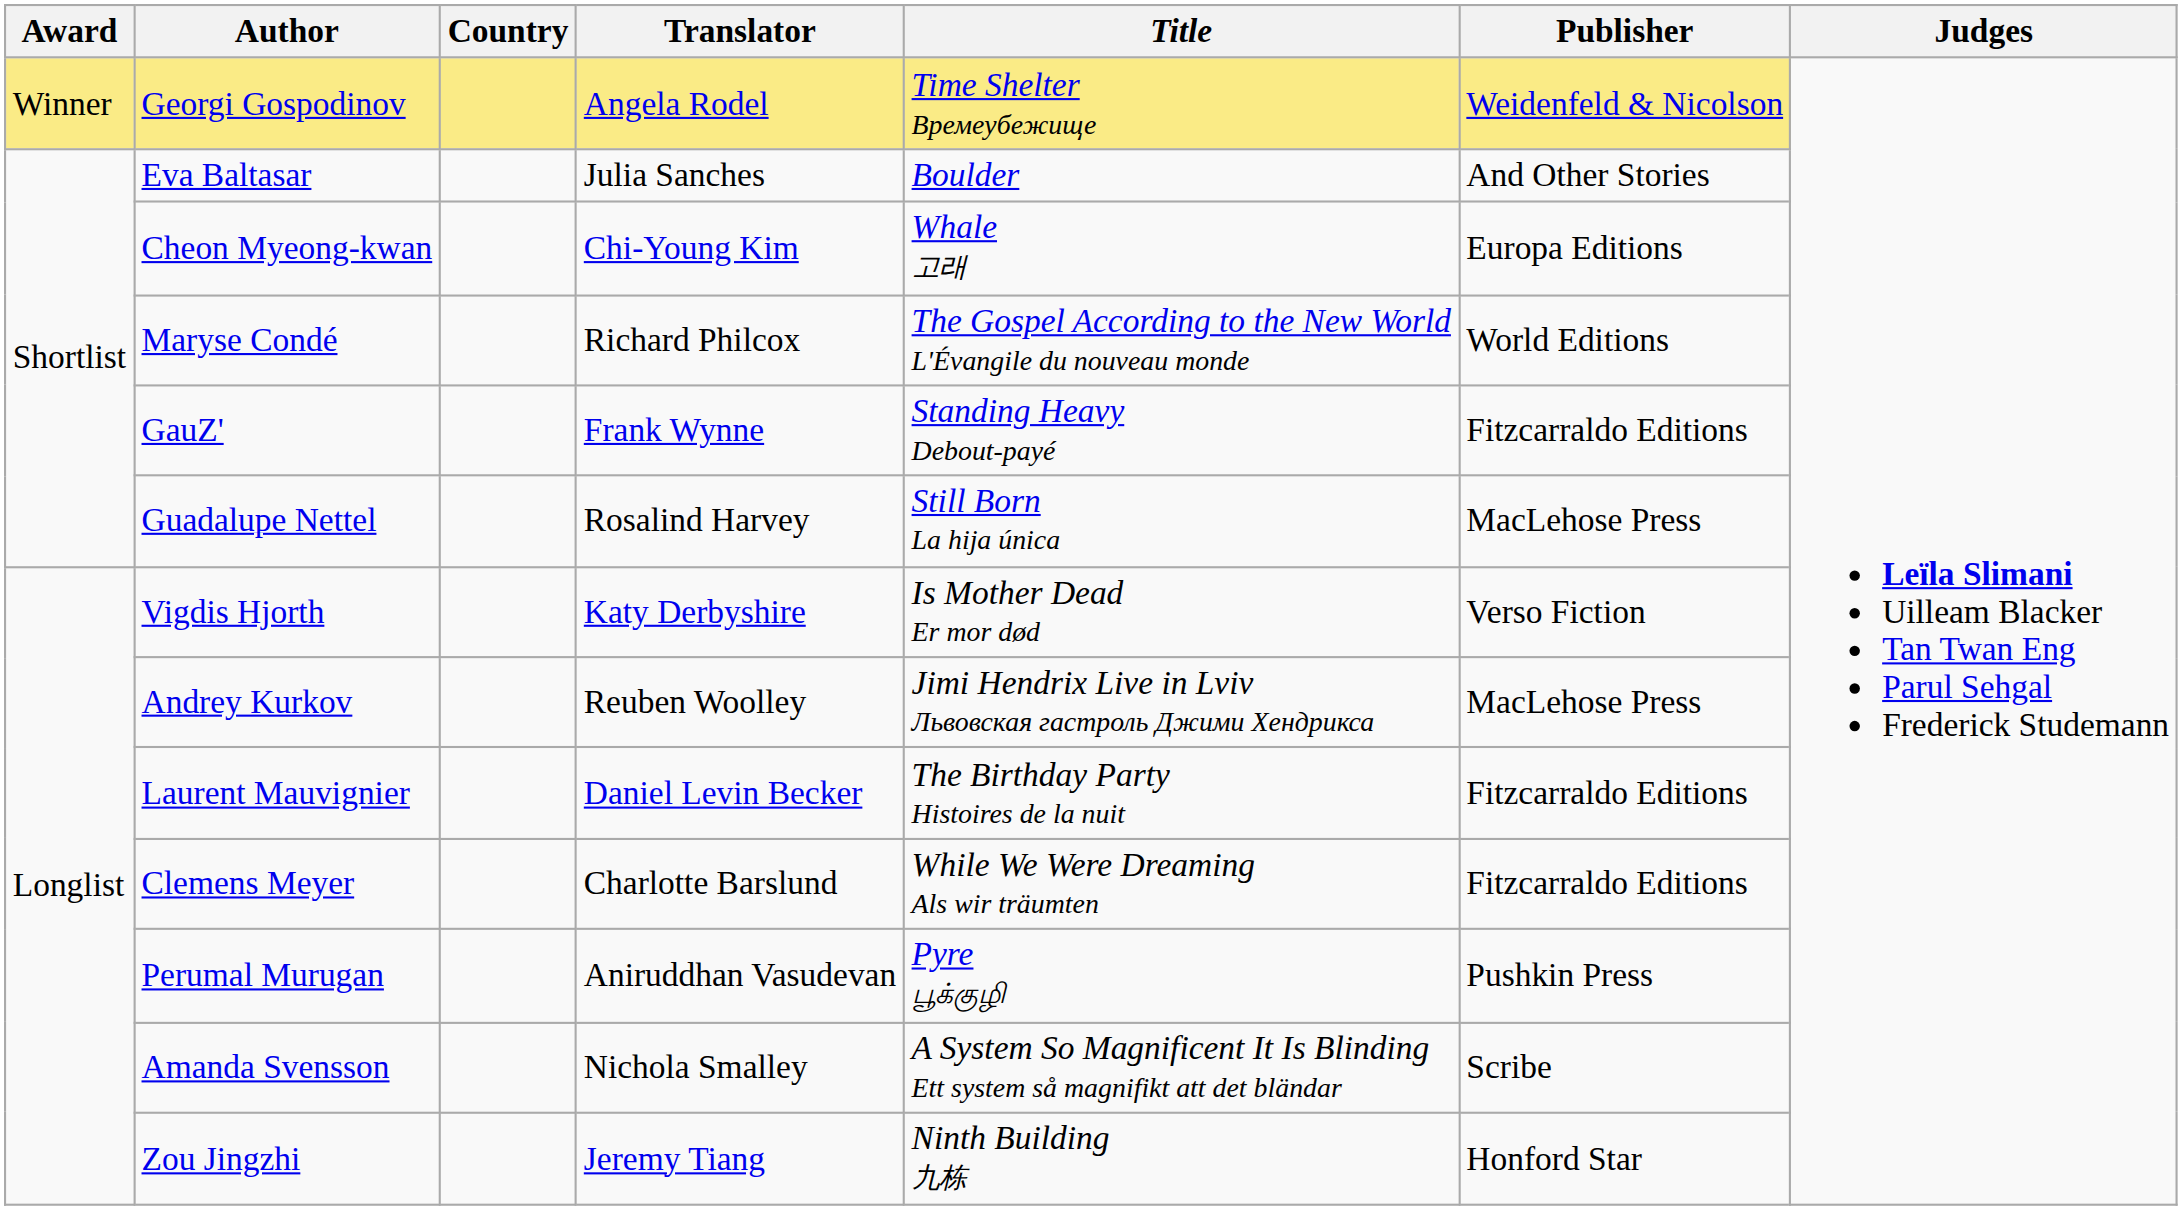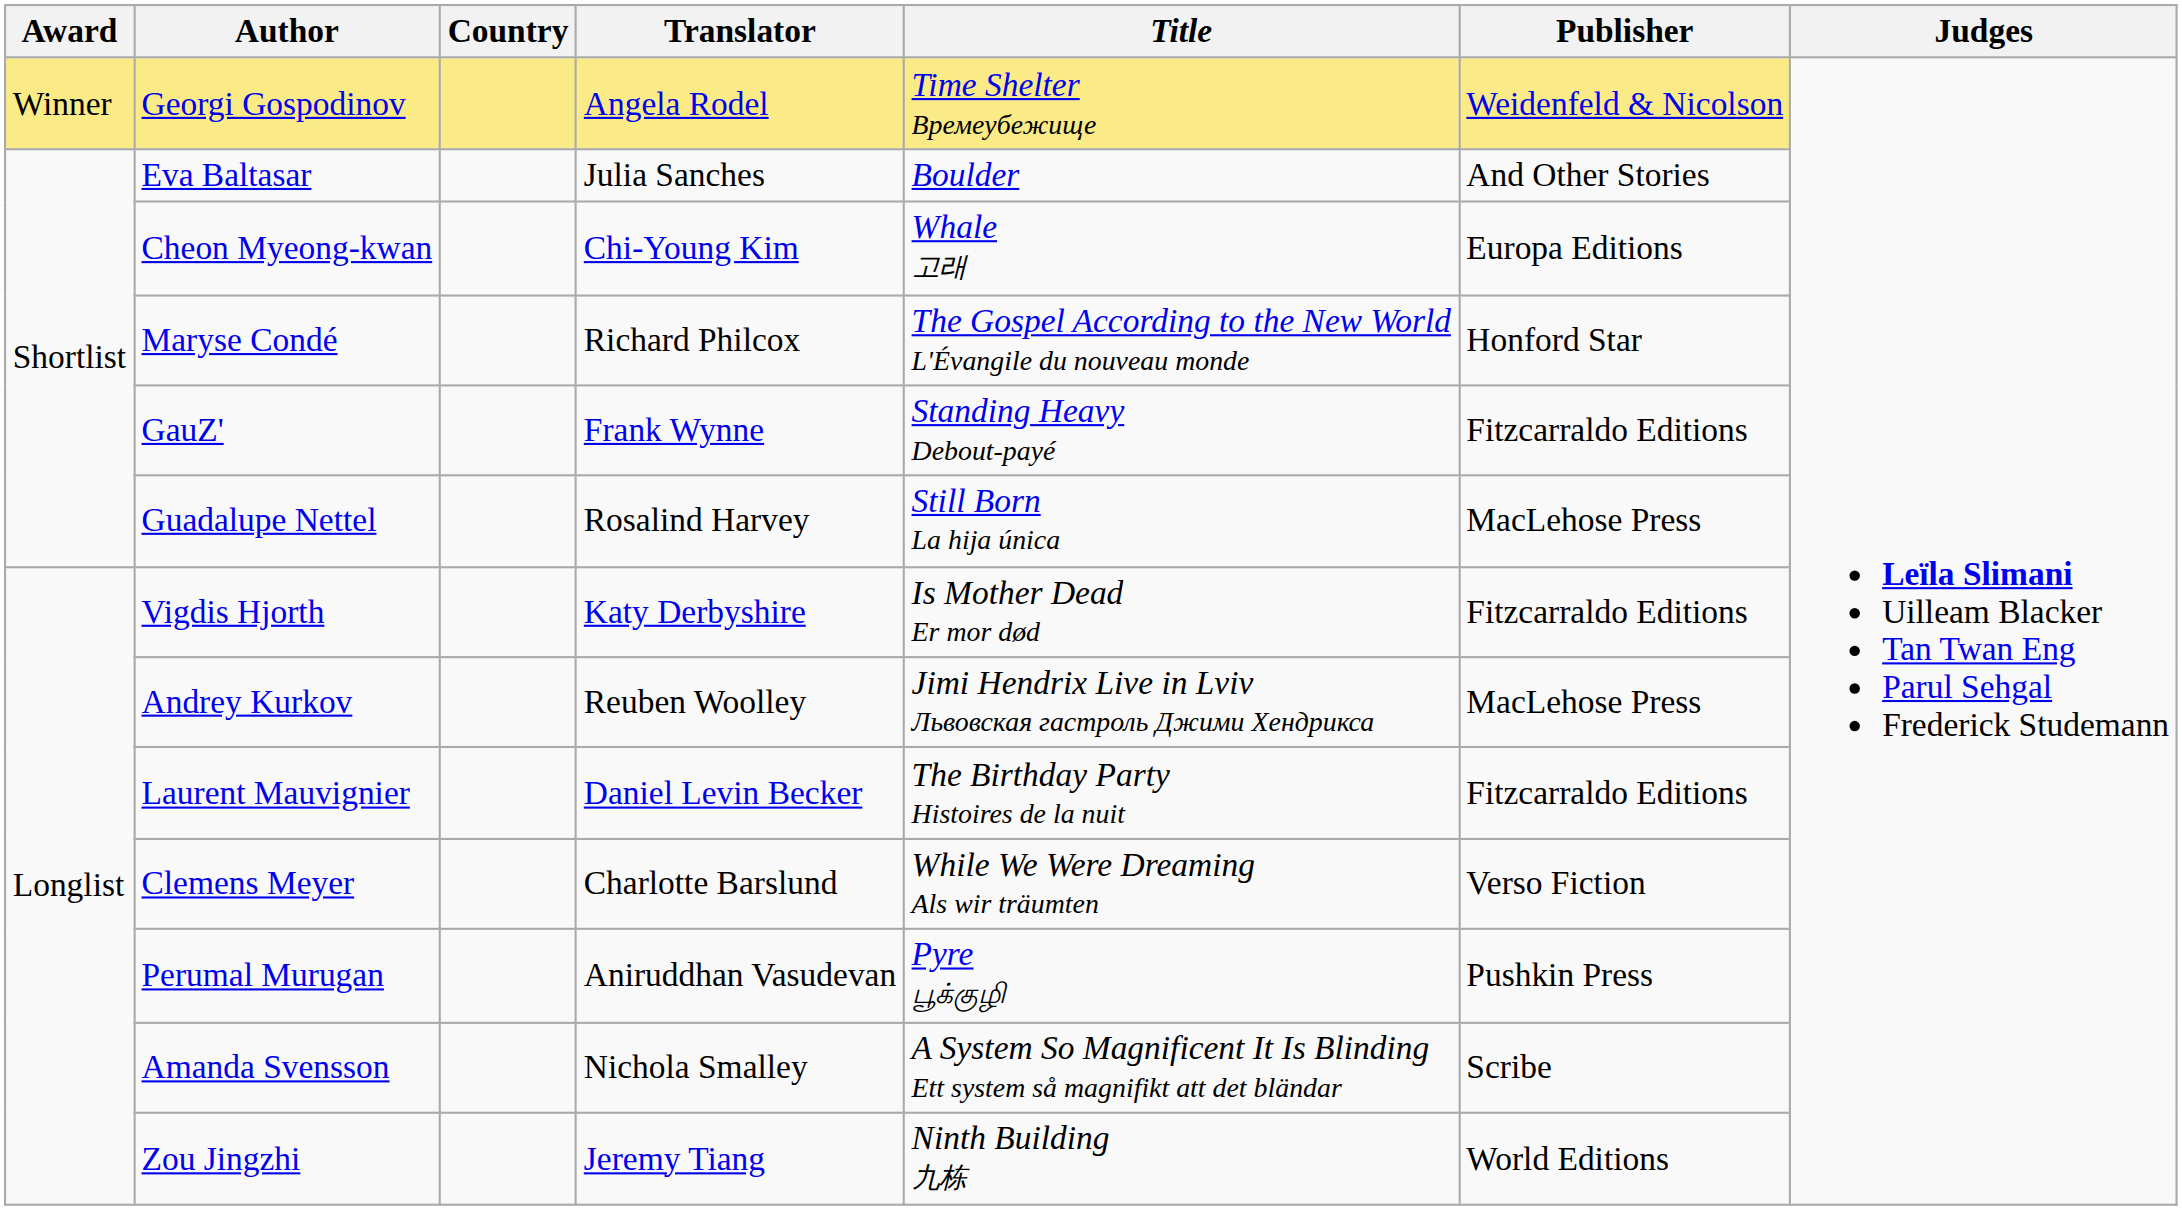(1568, 339) World Editions -> (1554, 339) Honford Star
(1556, 611) Verso Fiction -> (1607, 611) Fitzcarraldo Editions
(1607, 883) Fitzcarraldo Editions -> (1556, 883) Verso Fiction
(1554, 1158) Honford Star -> (1568, 1158) World Editions
